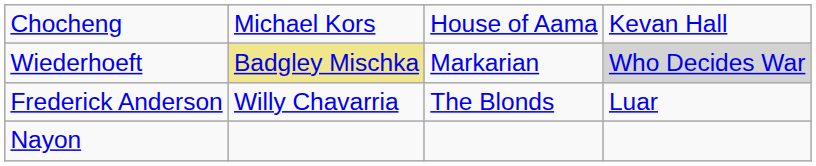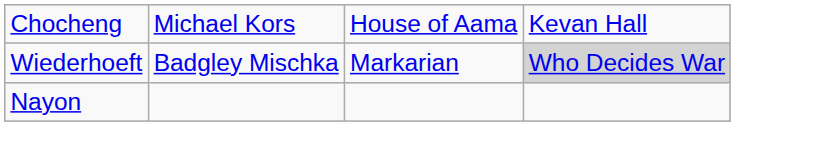(326, 62) khaki background -> (246, 62) no background
- row: (117, 101)
